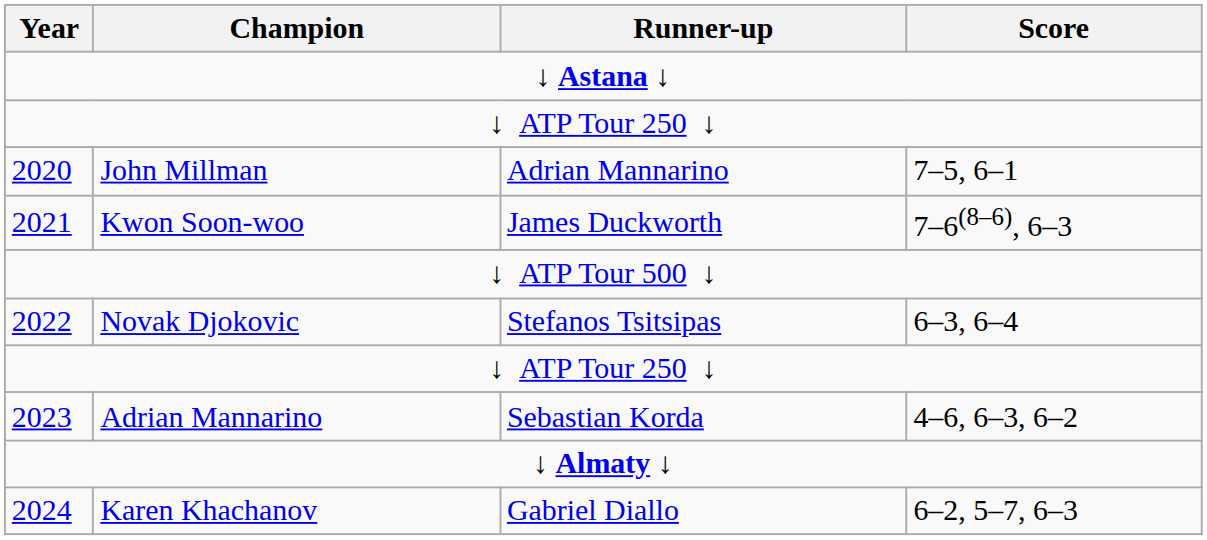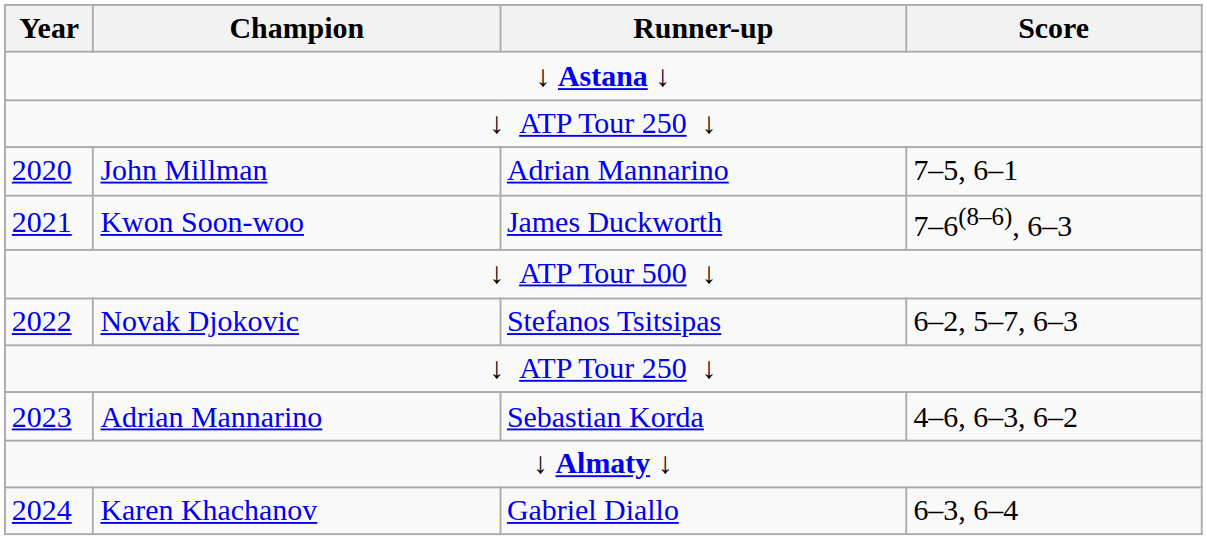(966, 321) 6–3, 6–4 -> (996, 321) 6–2, 5–7, 6–3
(996, 510) 6–2, 5–7, 6–3 -> (966, 510) 6–3, 6–4
